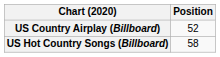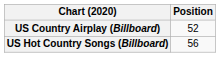(193, 44) 58 -> (193, 44) 56
